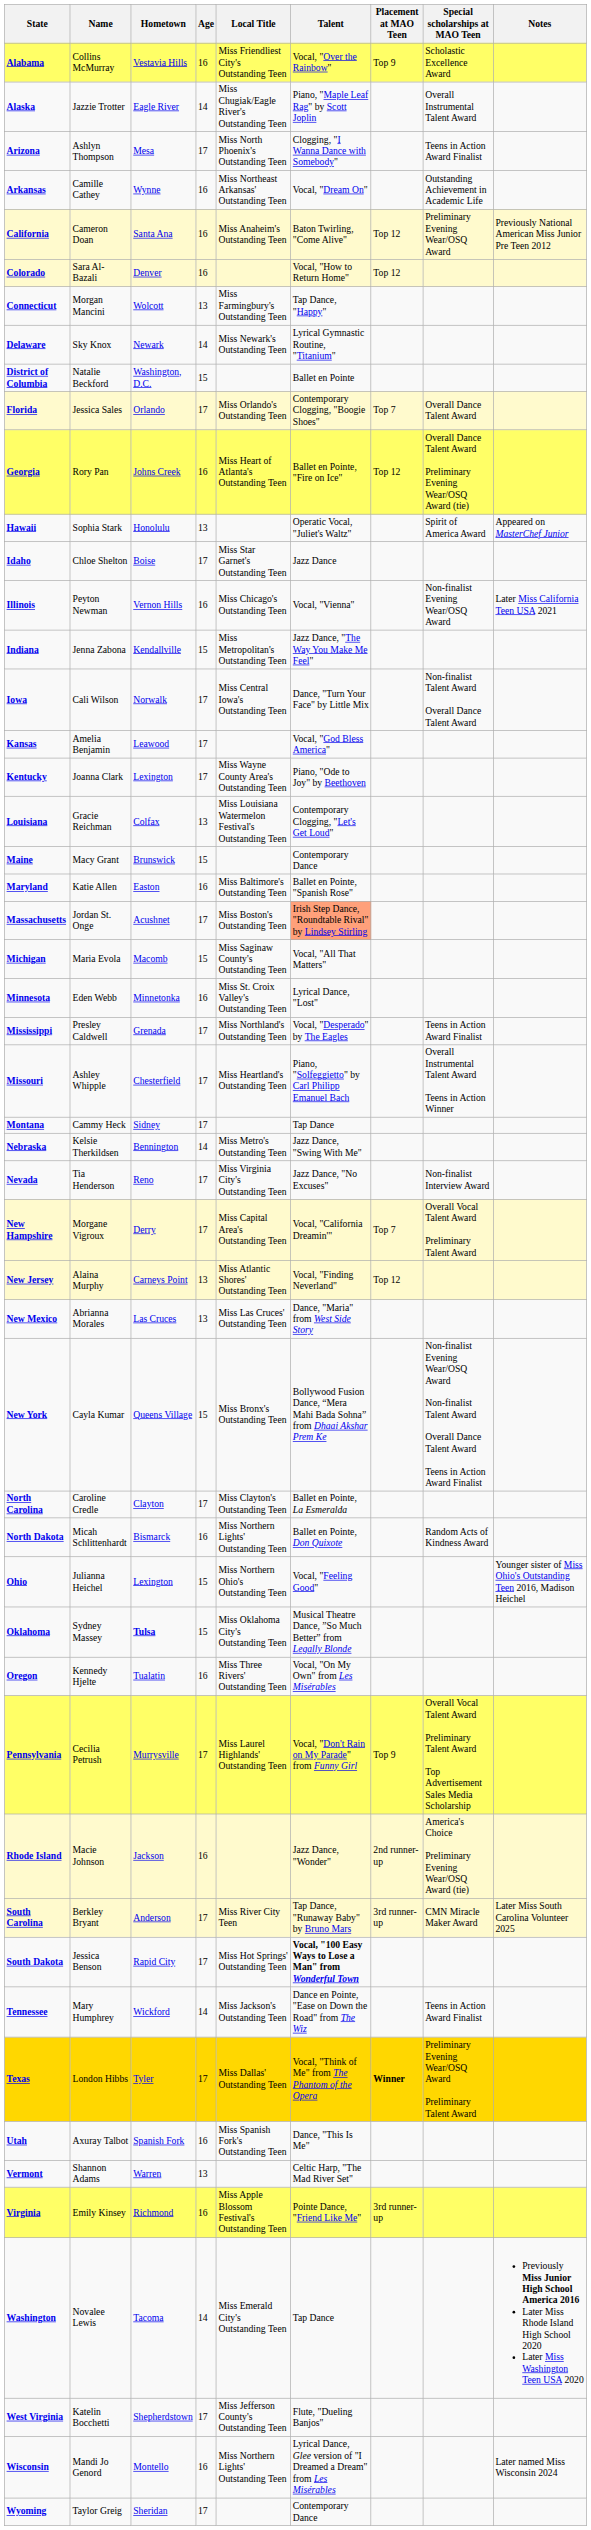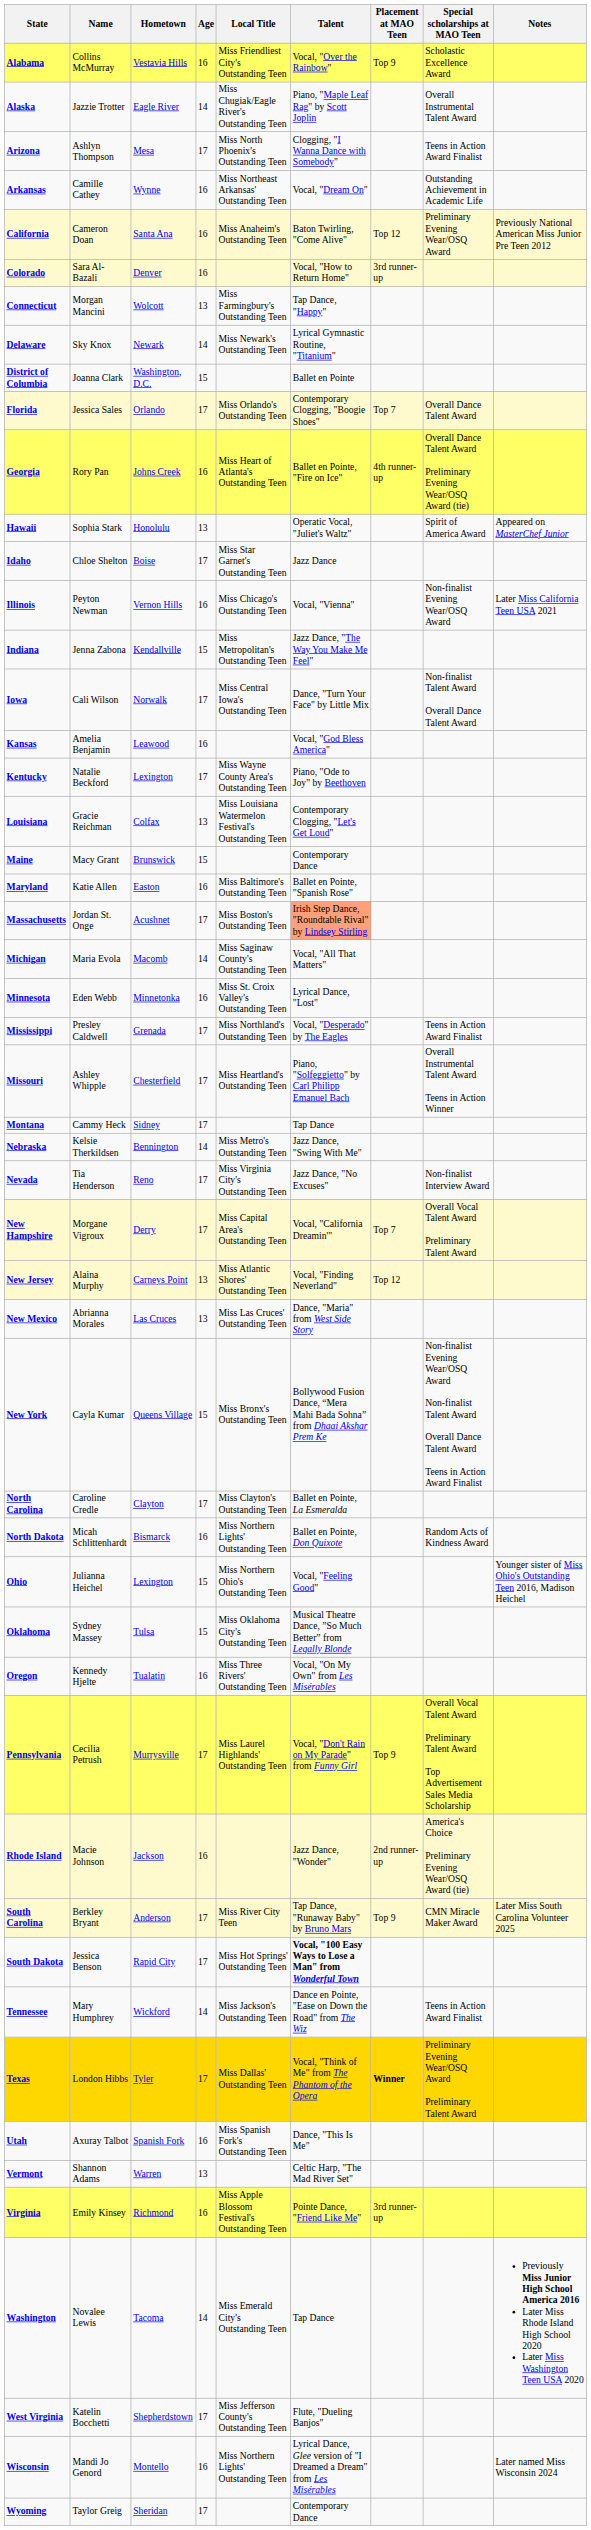(387, 273) Top 12 -> (395, 273) 3rd runner-up
(90, 378) Natalie Beckford -> (98, 378) Joanna Clark
(387, 472) Top 12 -> (395, 472) 4th runner-up
(203, 744) 17 -> (203, 744) 16
(98, 777) Joanna Clark -> (90, 777) Natalie Beckford
(203, 959) 15 -> (203, 959) 14
(144, 1632) bold -> (144, 1632) normal
(395, 1918) 3rd runner-up -> (384, 1918) Top 9
